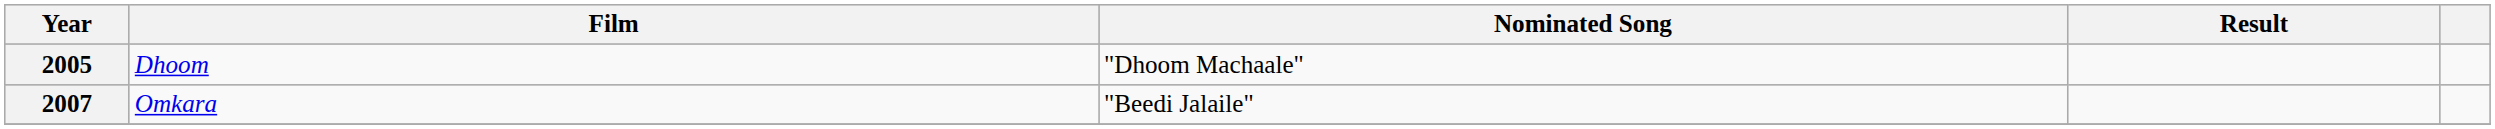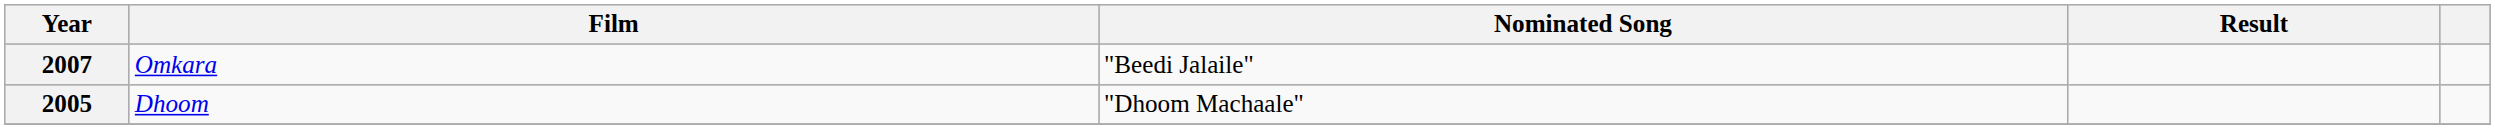rows swapped: (67, 64) <-> (67, 104)
